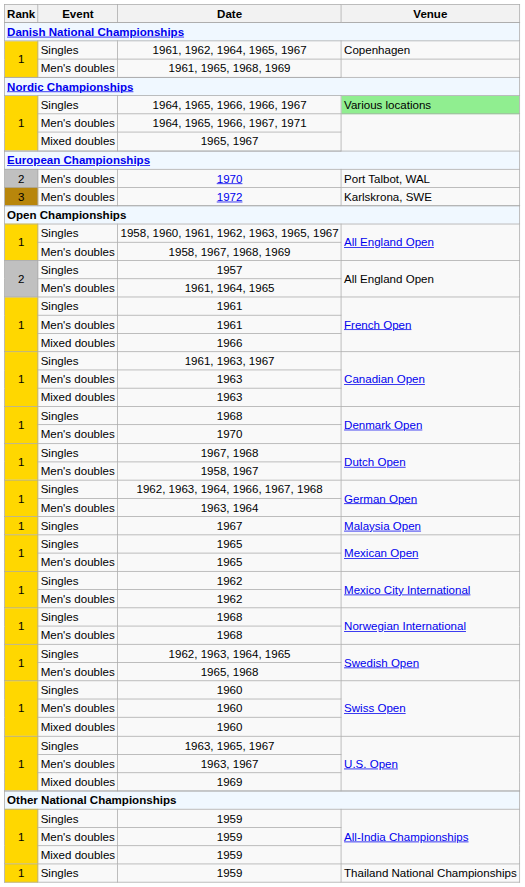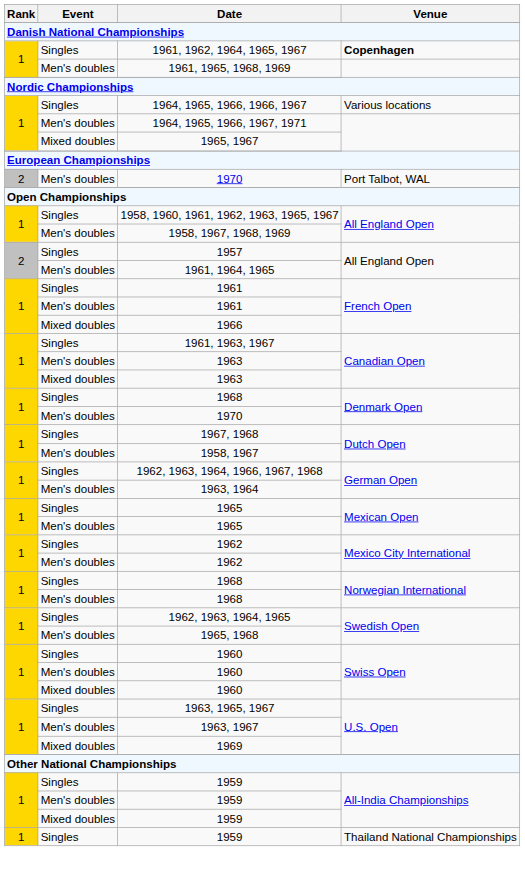(377, 50) normal -> (379, 50) bold
(388, 105) lightgreen background -> (388, 105) no background
- row: (78, 197)
- row: (60, 526)
